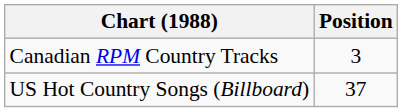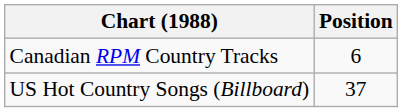(356, 55) 3 -> (356, 55) 6
